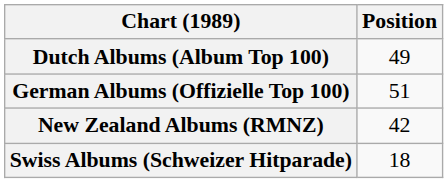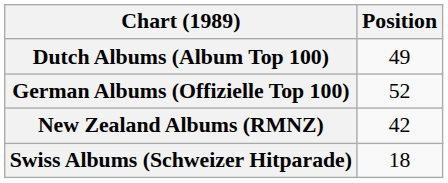(400, 90) 51 -> (400, 90) 52
